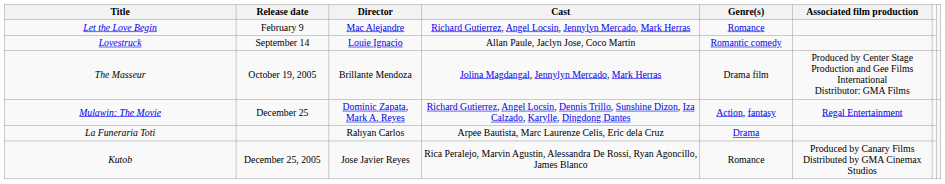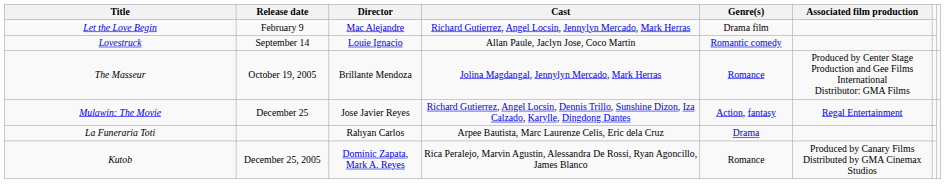(746, 27) Romance -> (746, 27) Drama film
(746, 75) Drama film -> (746, 75) Romance
(375, 112) Dominic Zapata, Mark A. Reyes -> (375, 112) Jose Javier Reyes
(375, 160) Jose Javier Reyes -> (375, 160) Dominic Zapata, Mark A. Reyes
